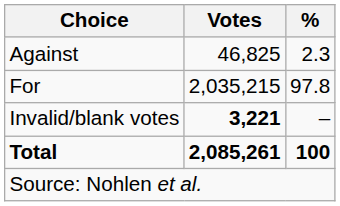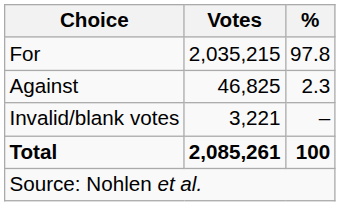rows swapped: (25, 86) <-> (44, 53)
(255, 119) bold -> (255, 119) normal
